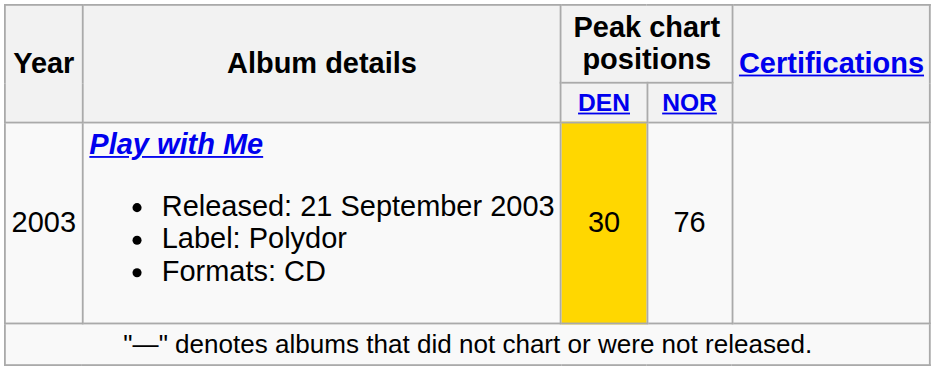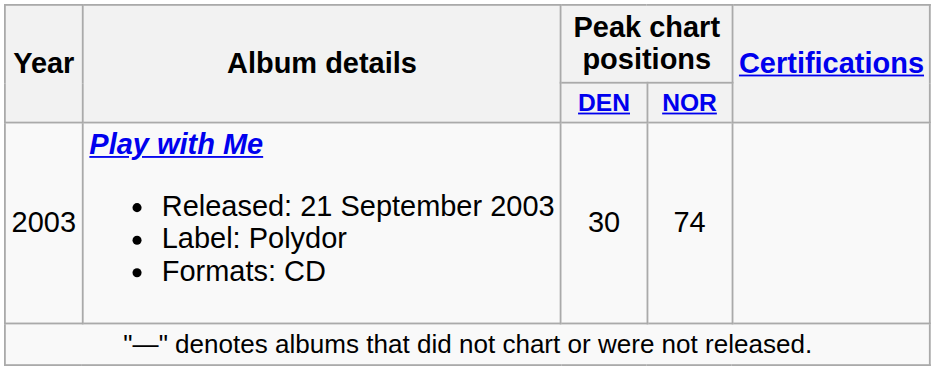(604, 222) gold background -> (604, 222) no background
(690, 222) 76 -> (690, 222) 74
